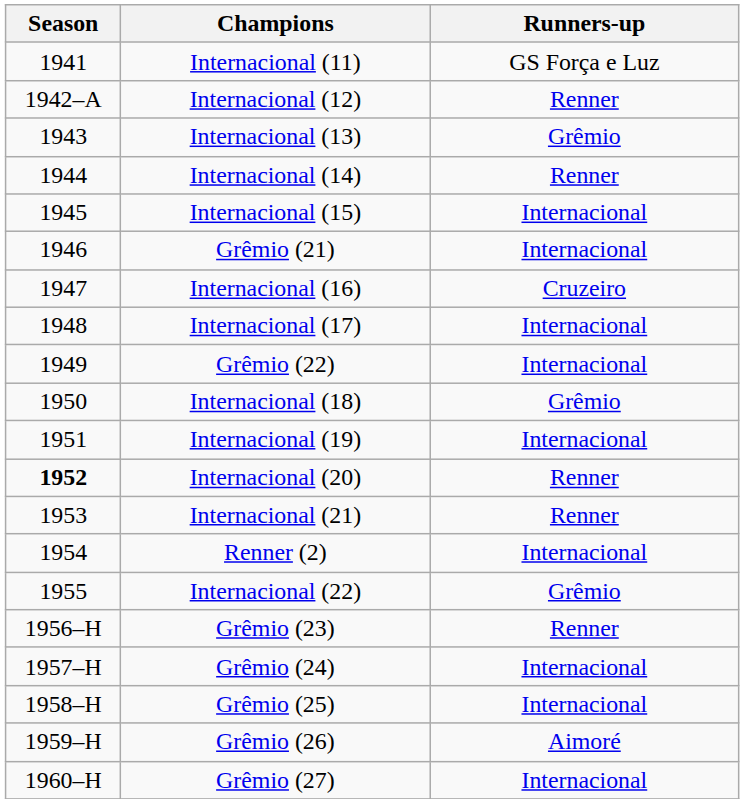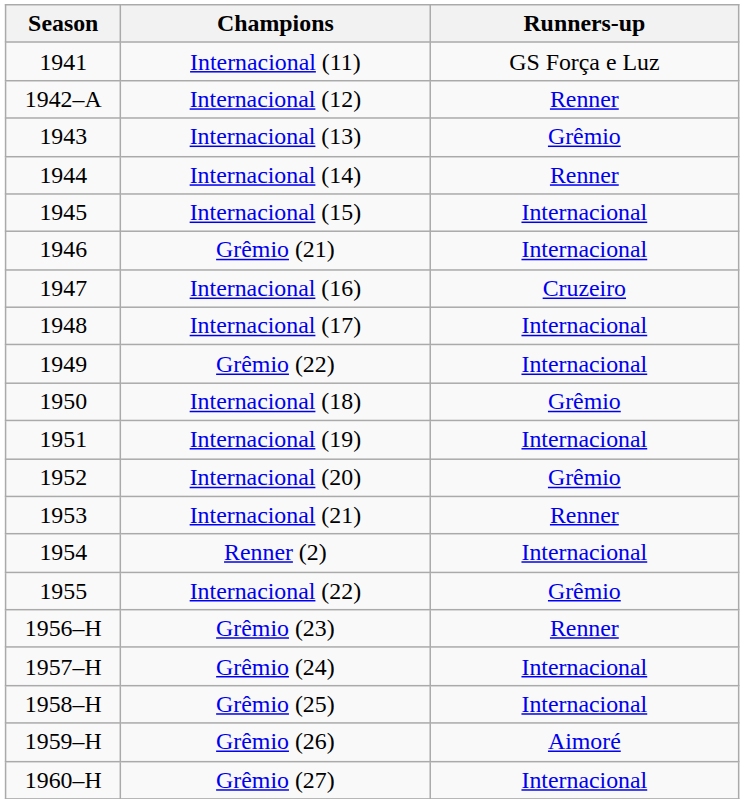(63, 477) bold -> (63, 477) normal
(584, 477) Renner -> (584, 477) Grêmio
